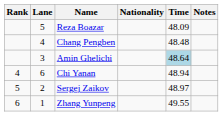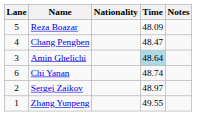- column: (17, 12)
(179, 42) 48.48 -> (153, 42) 48.47
(179, 73) 48.94 -> (153, 73) 48.74
